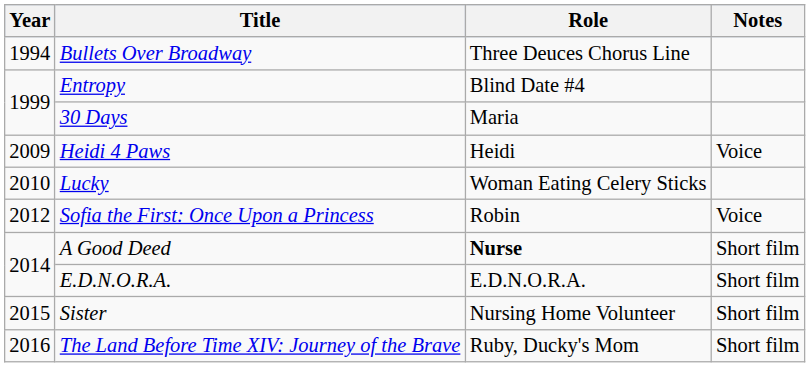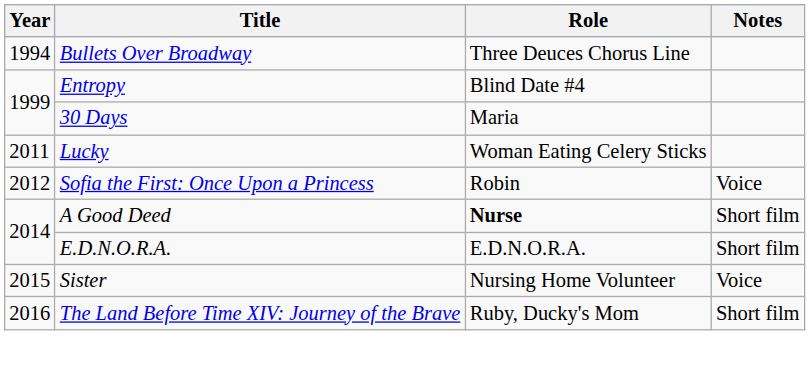- row: (115, 150)
(30, 183) 2010 -> (29, 150) 2011
(758, 313) Short film -> (739, 280) Voice
